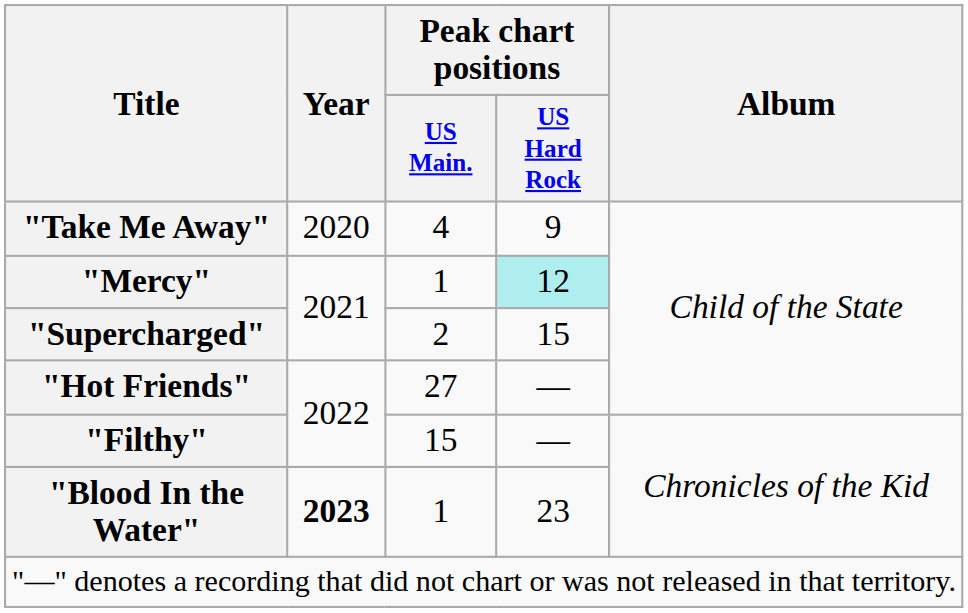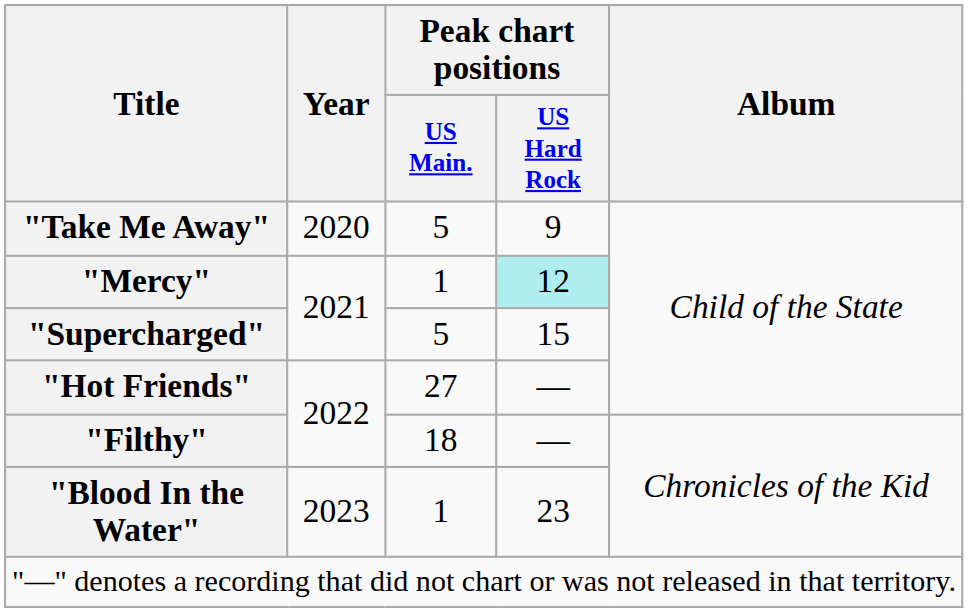(441, 227) 4 -> (441, 227) 5
(441, 333) 2 -> (441, 333) 5
(441, 439) 15 -> (441, 439) 18
(336, 511) bold -> (336, 511) normal
